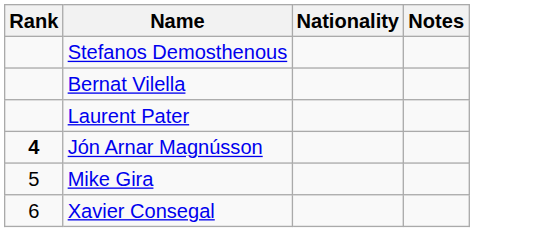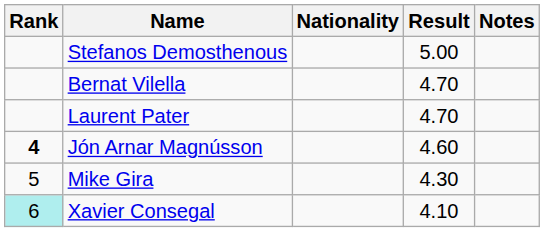+ column: (439, 21)
(34, 211) no background -> (34, 211) paleturquoise background
